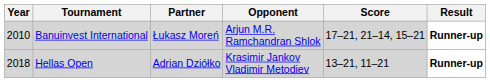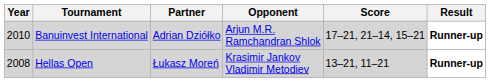(186, 36) Łukasz Moreń -> (187, 36) Adrian Dziółko
(19, 64) 2018 -> (19, 64) 2008
(187, 64) Adrian Dziółko -> (186, 64) Łukasz Moreń
